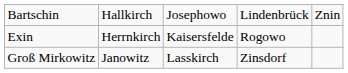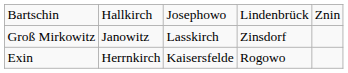rows swapped: (20, 36) <-> (51, 57)
